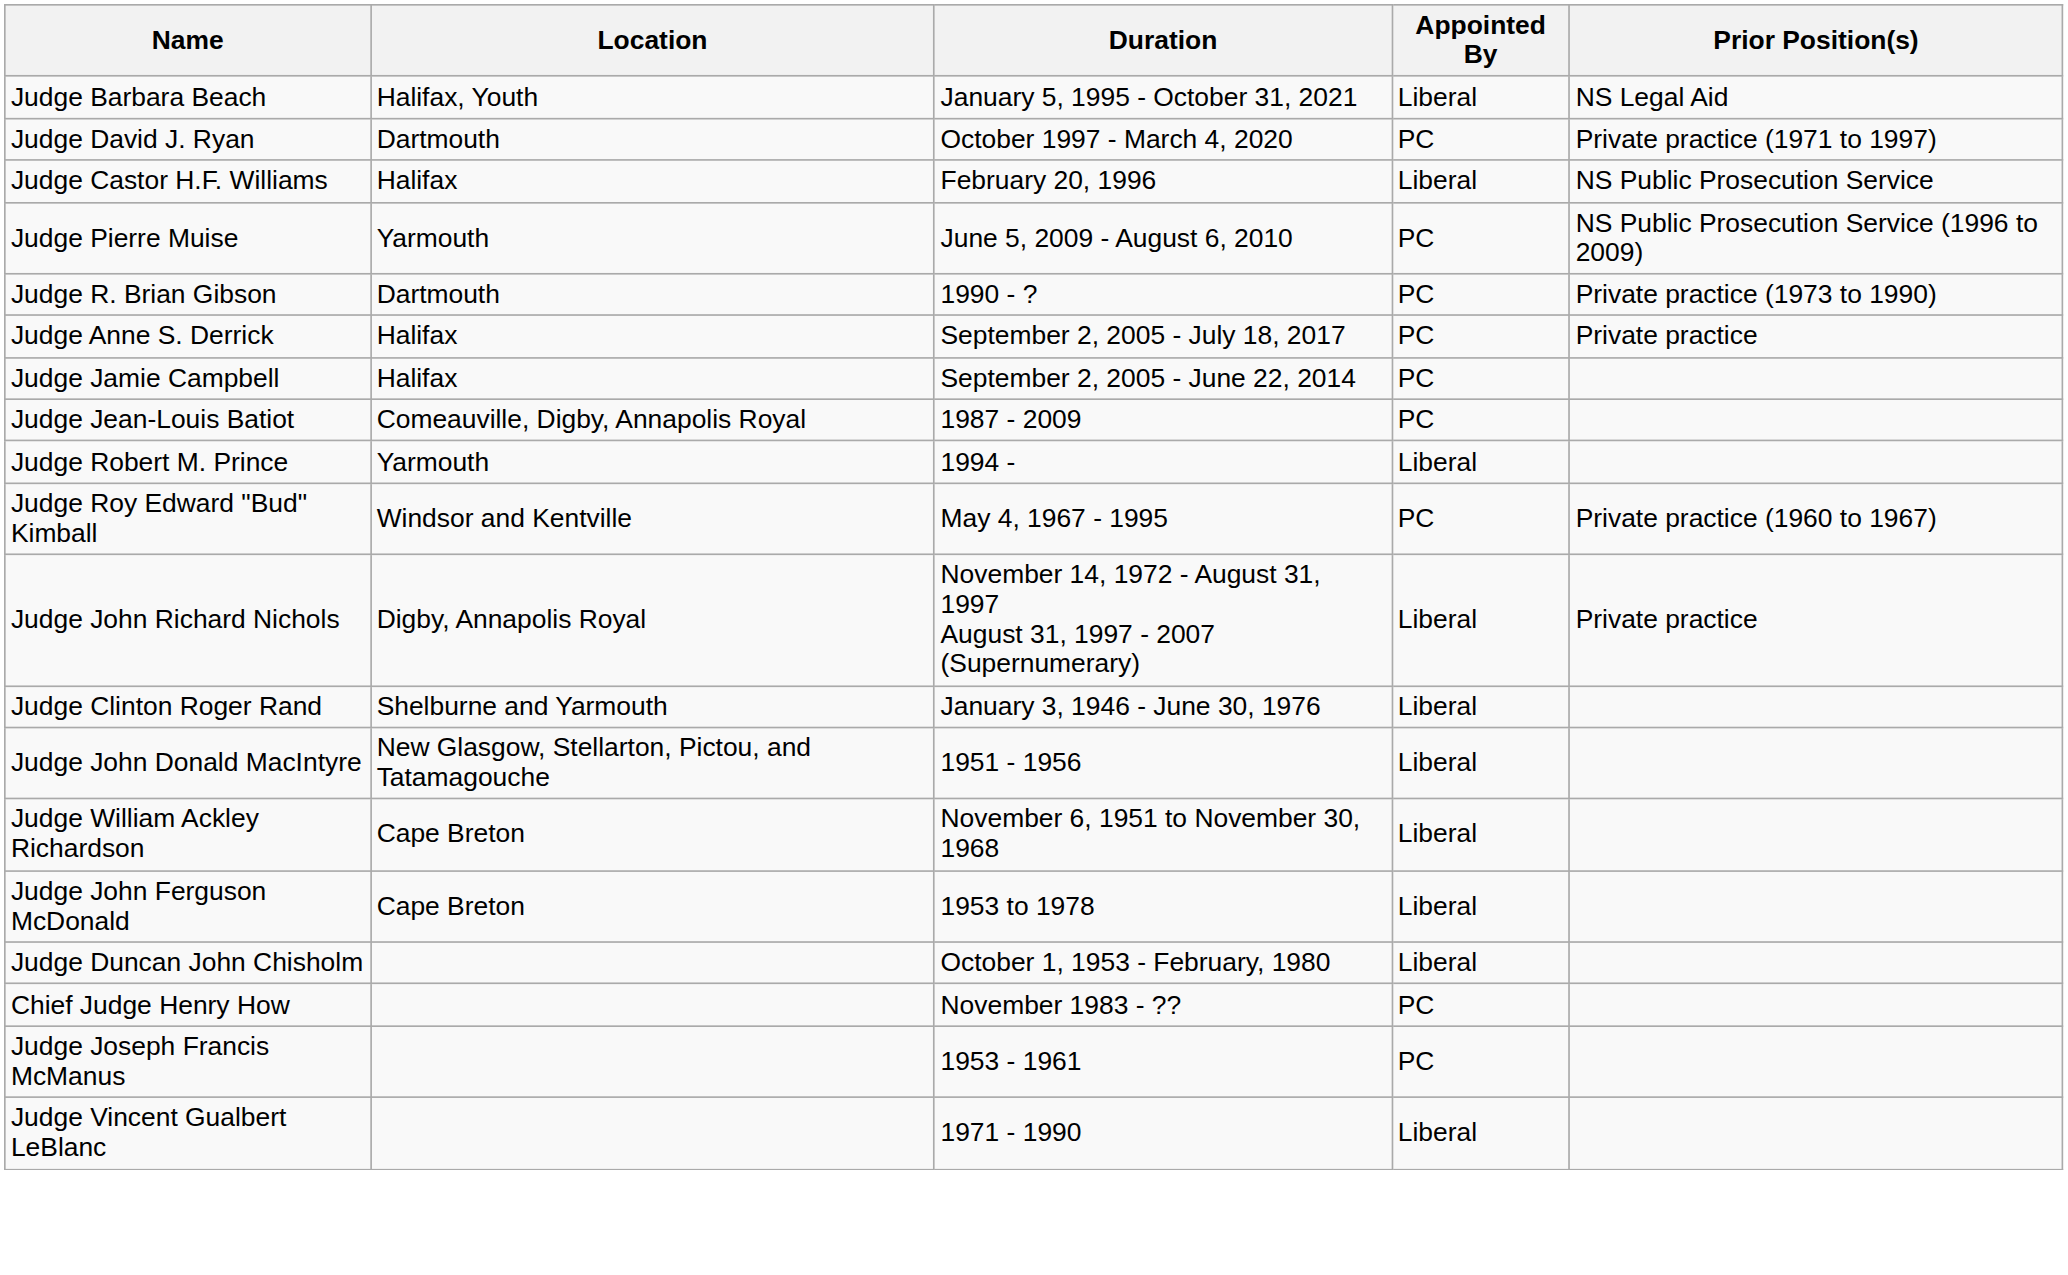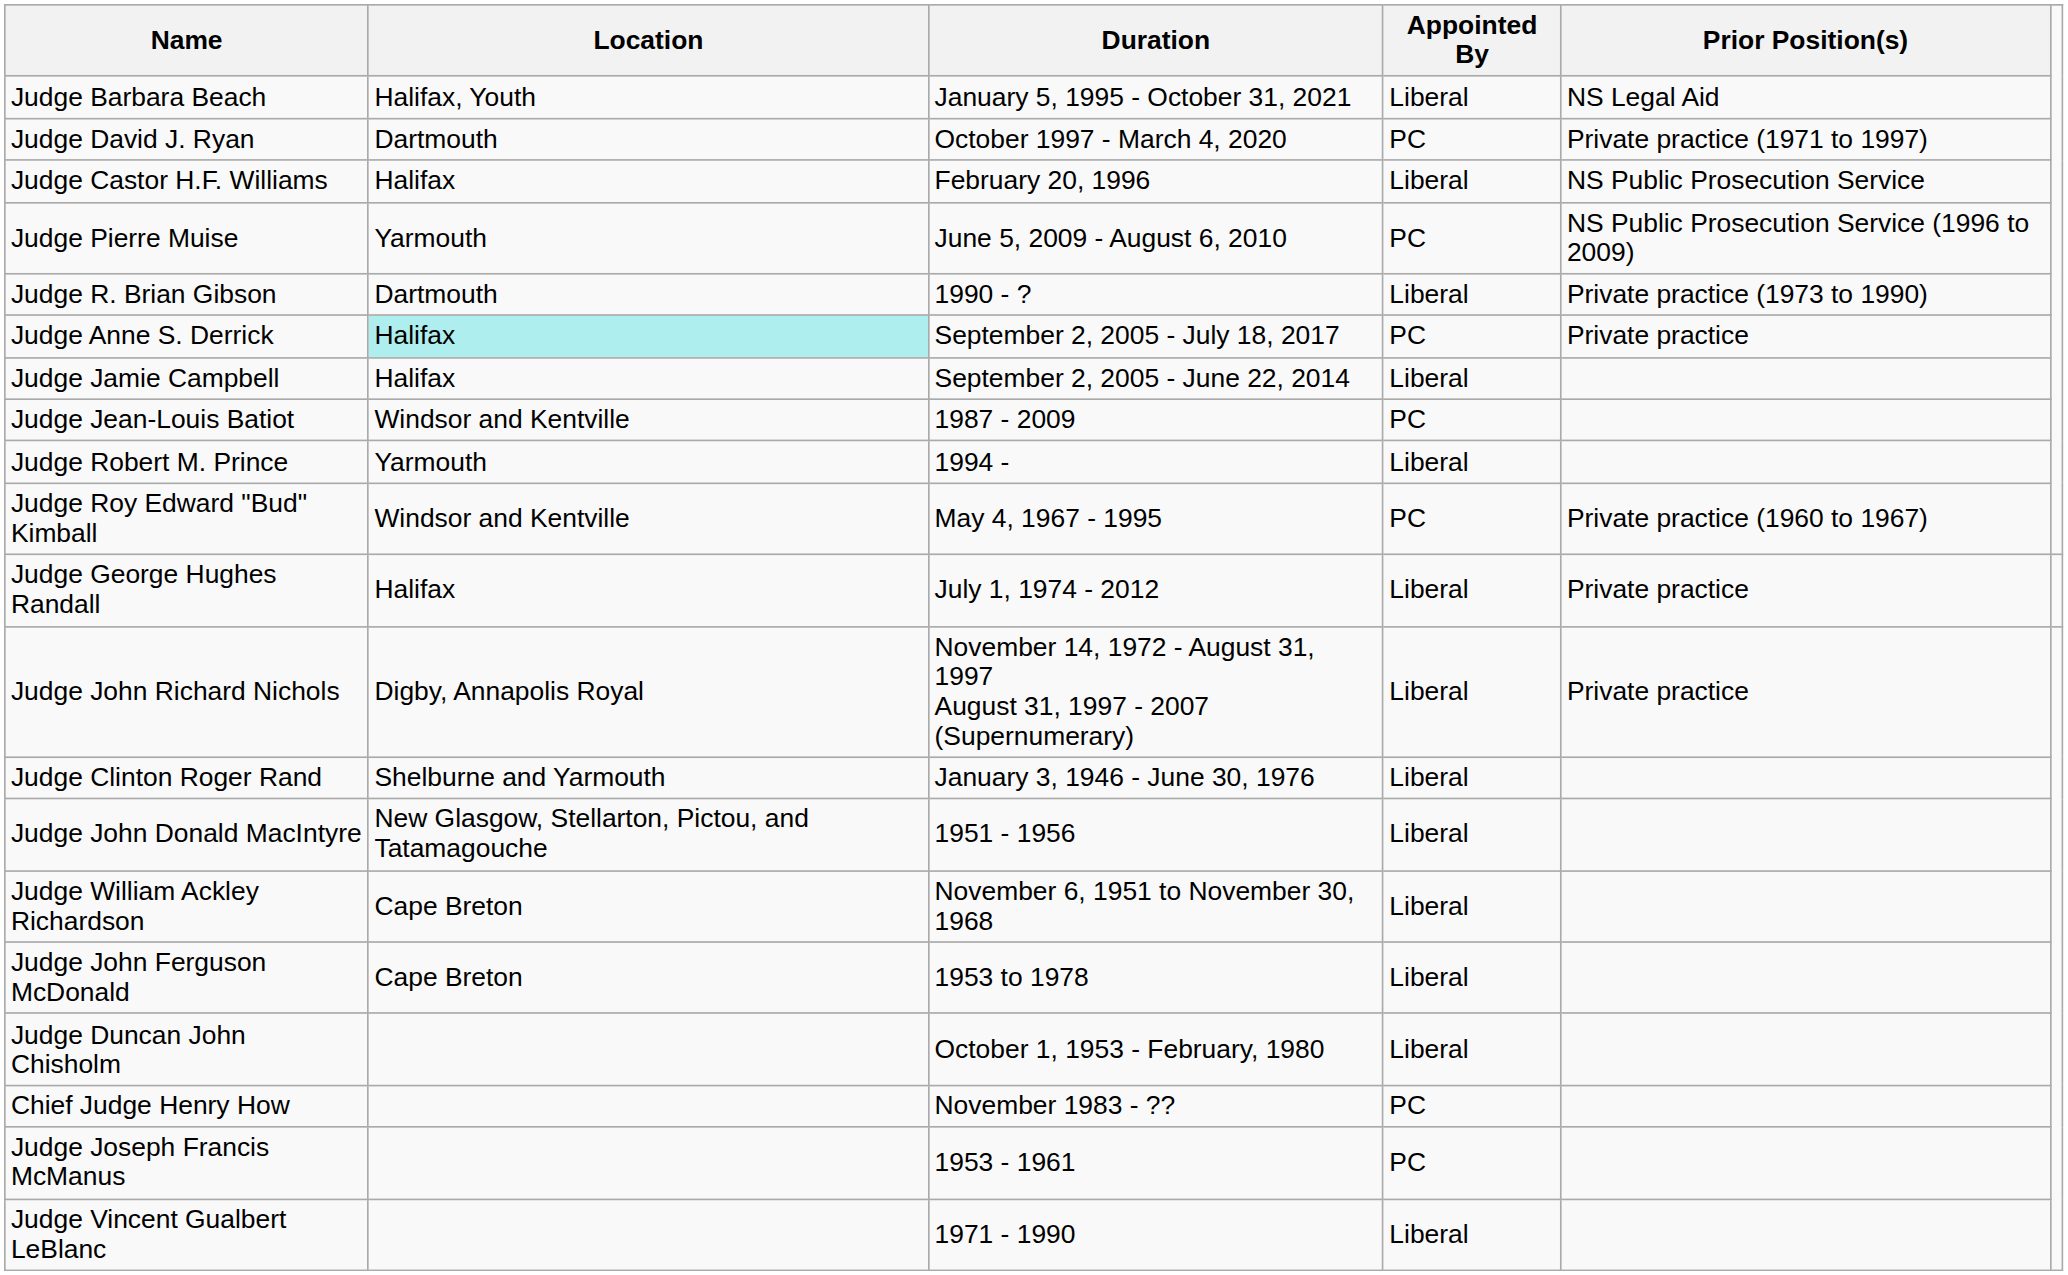(1416, 294) PC -> (1429, 294) Liberal
(417, 336) no background -> (415, 336) paleturquoise background
(1416, 377) PC -> (1429, 377) Liberal
(591, 419) Comeauville, Digby, Annapolis Royal -> (502, 419) Windsor and Kentville
+ row: (144, 589)
